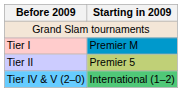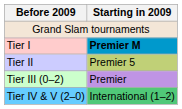(114, 46) normal -> (115, 46) bold
+ row: (35, 79)
